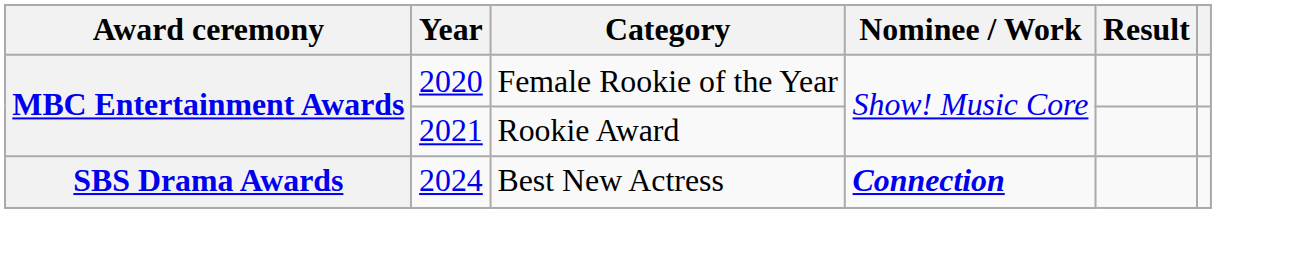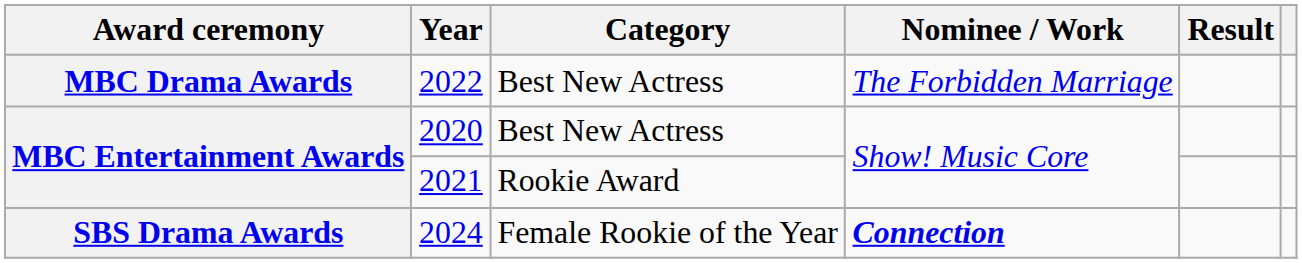+ row: (451, 80)
(668, 80) Female Rookie of the Year -> (611, 130) Best New Actress
(611, 181) Best New Actress -> (668, 231) Female Rookie of the Year
